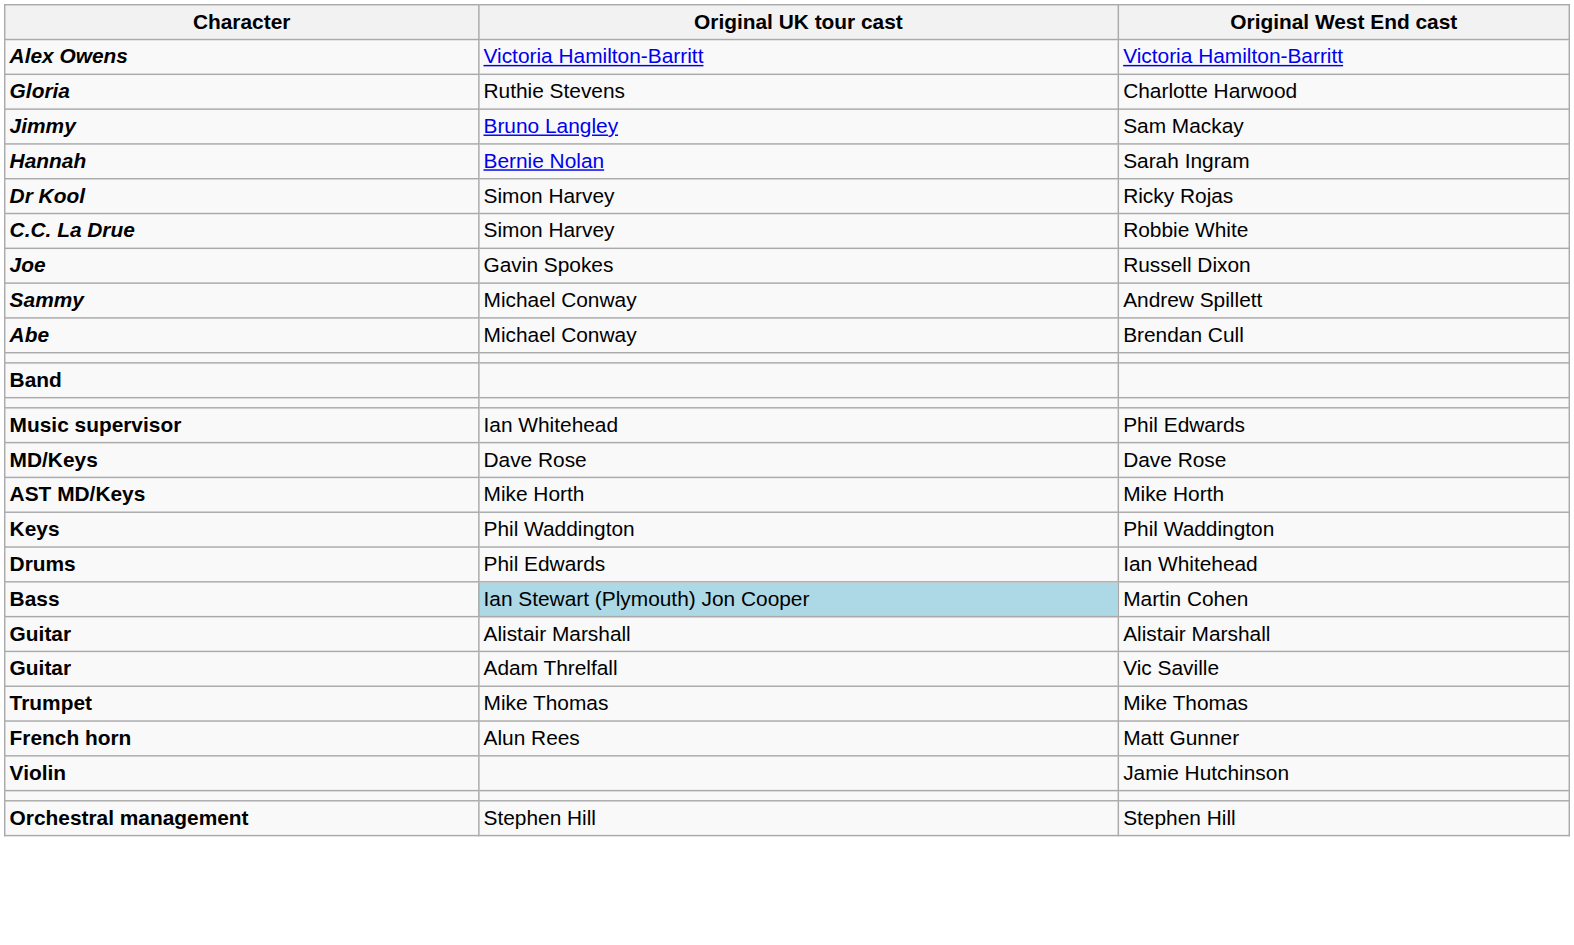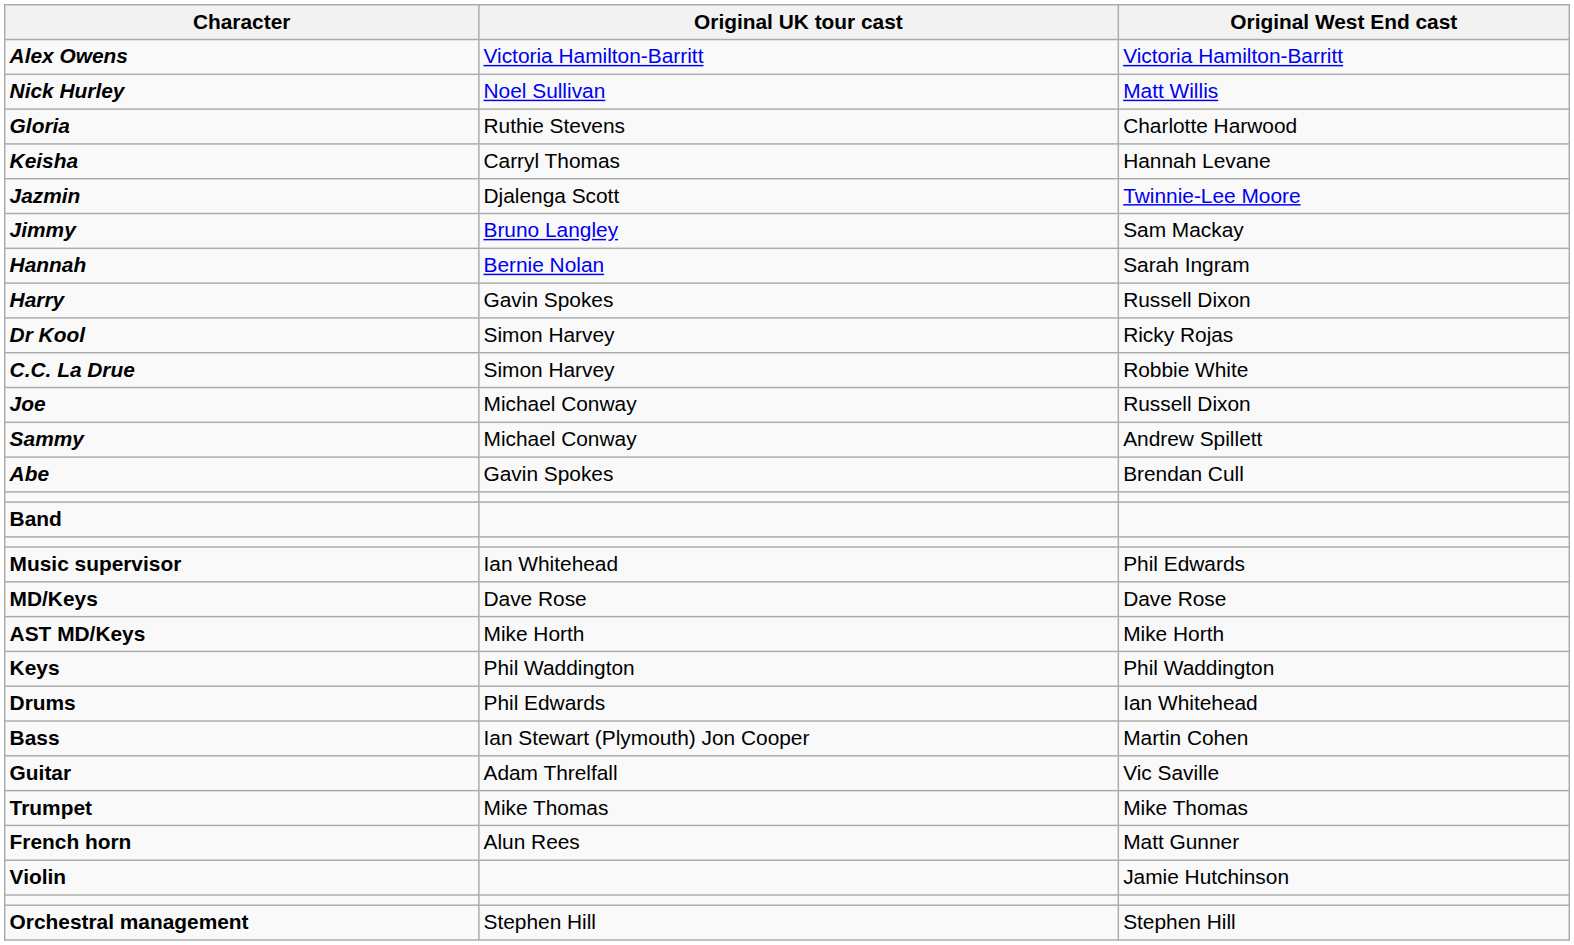+ row: (67, 91)
+ row: (44, 161)
+ row: (45, 196)
+ row: (37, 300)
(548, 266) Gavin Spokes -> (560, 405) Michael Conway
(560, 335) Michael Conway -> (548, 475) Gavin Spokes
(646, 599) lightblue background -> (646, 738) no background
- row: (40, 634)
